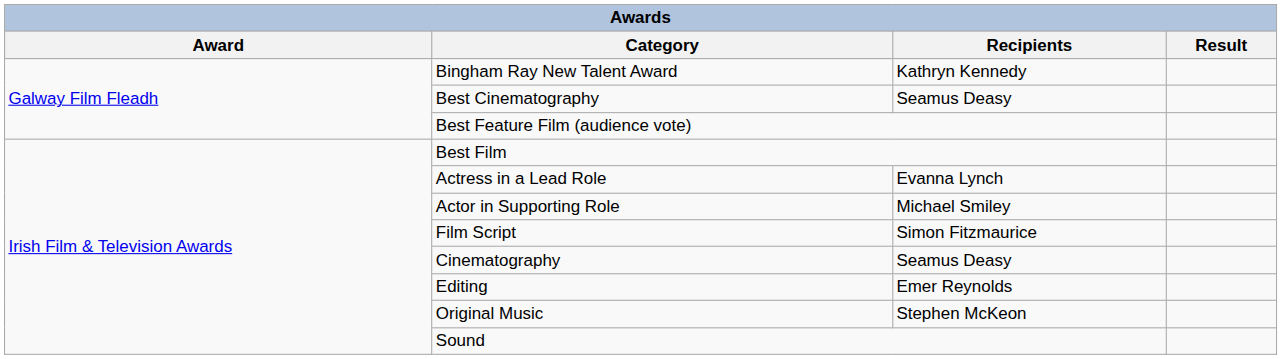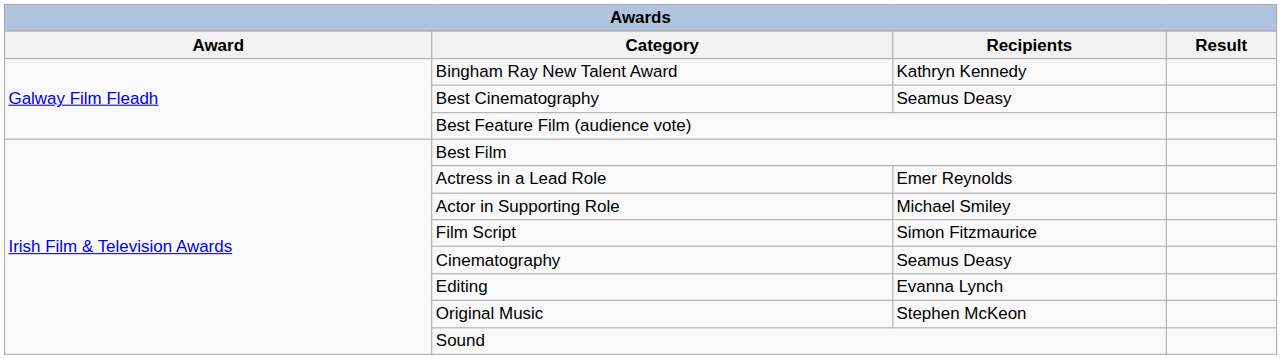(950, 179) Evanna Lynch -> (954, 179) Emer Reynolds
(954, 286) Emer Reynolds -> (950, 286) Evanna Lynch
